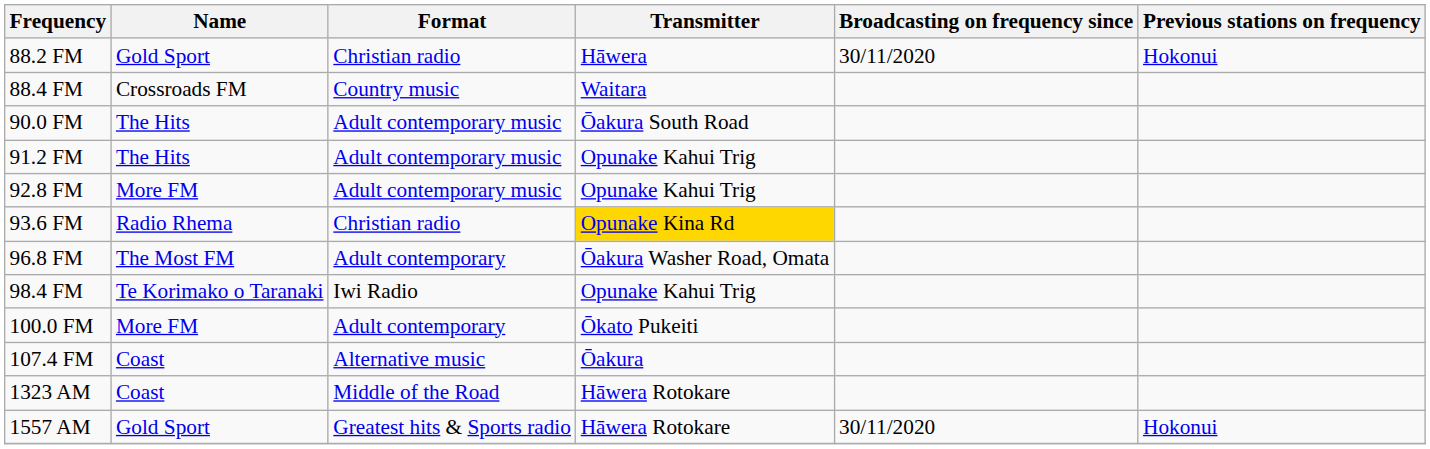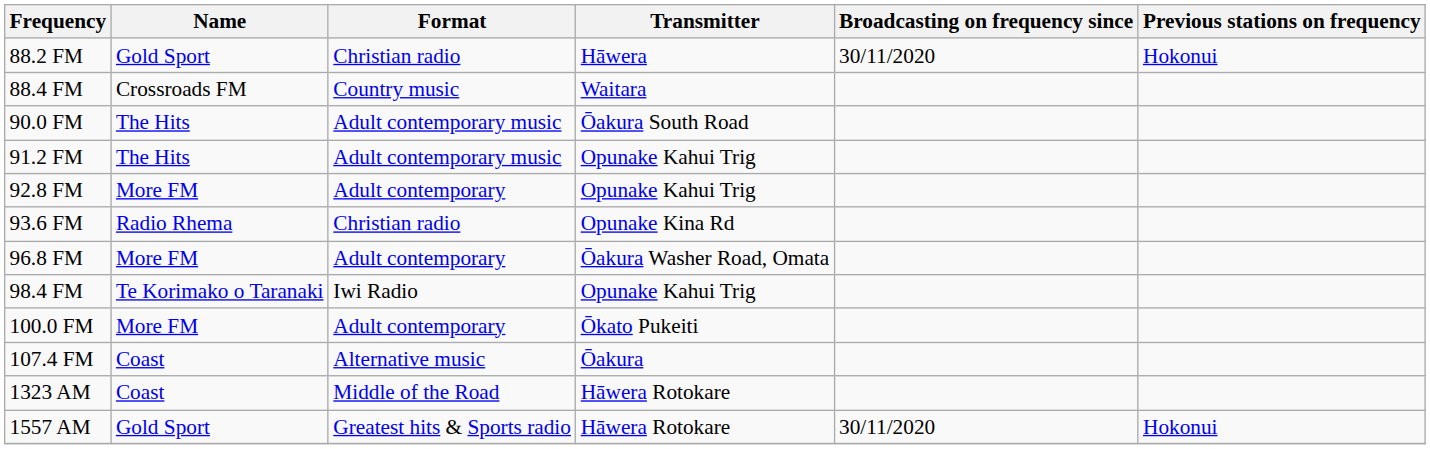(447, 190) Adult contemporary music -> (419, 190) Adult contemporary
(658, 223) gold background -> (658, 223) no background
(175, 257) The Most FM -> (157, 257) More FM
